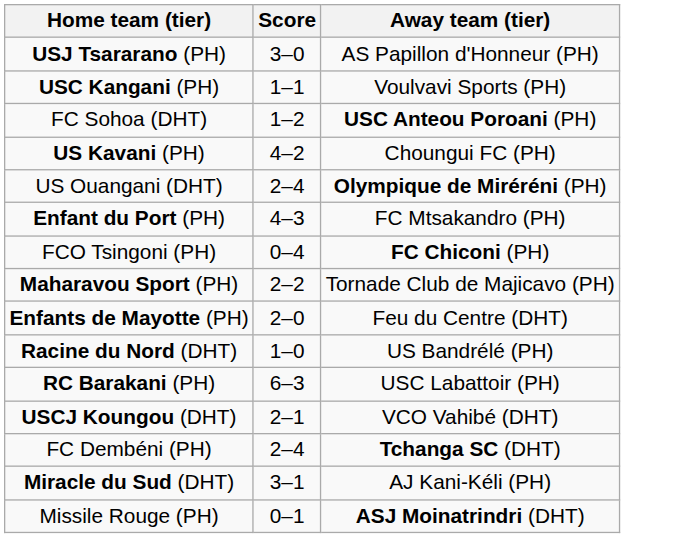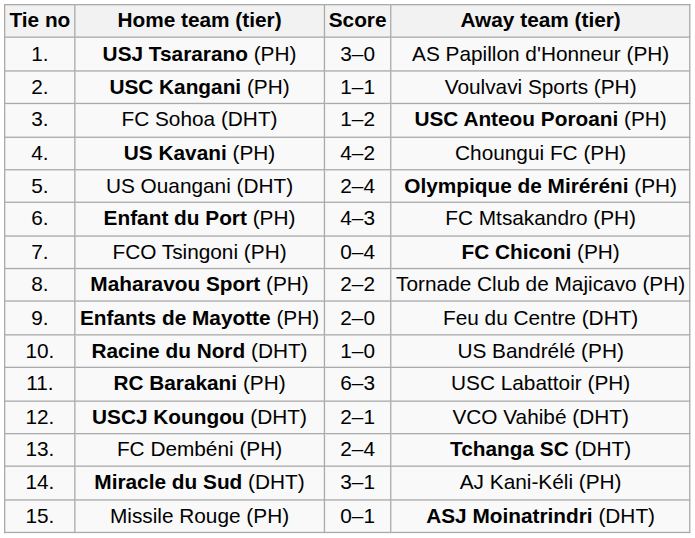+ column: (40, 20)
